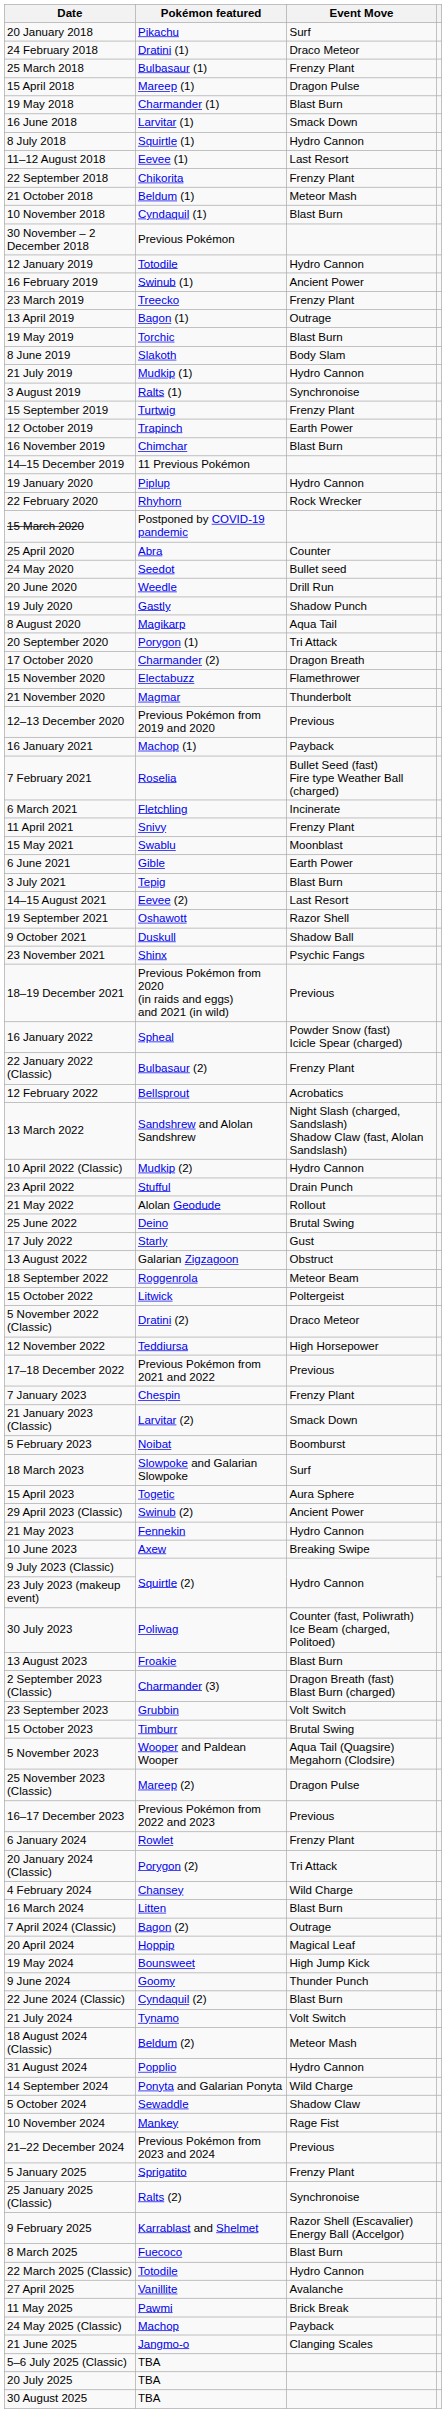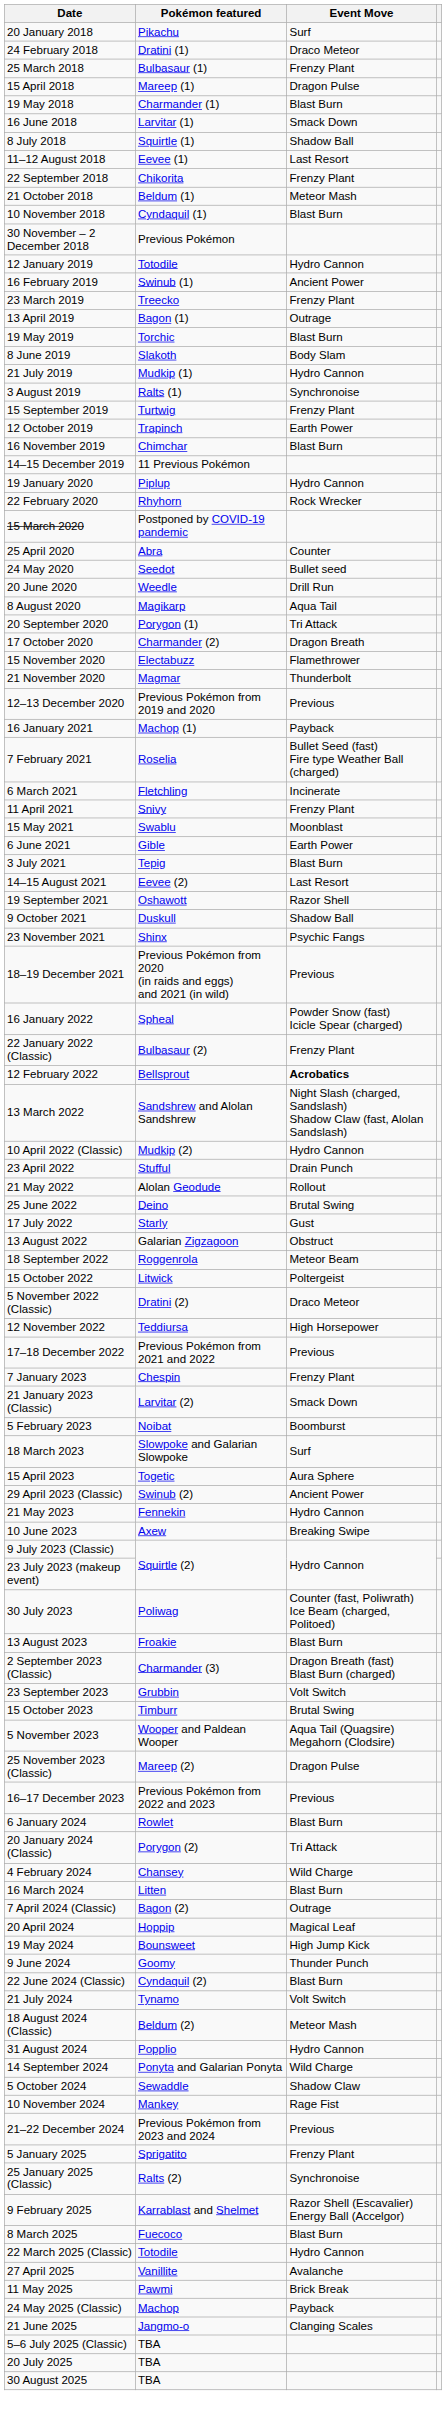(327, 141) Hydro Cannon -> (322, 141) Shadow Ball
- row: (40, 605)
(316, 1093) normal -> (319, 1075) bold
(322, 1841) Frenzy Plant -> (316, 1822) Blast Burn
